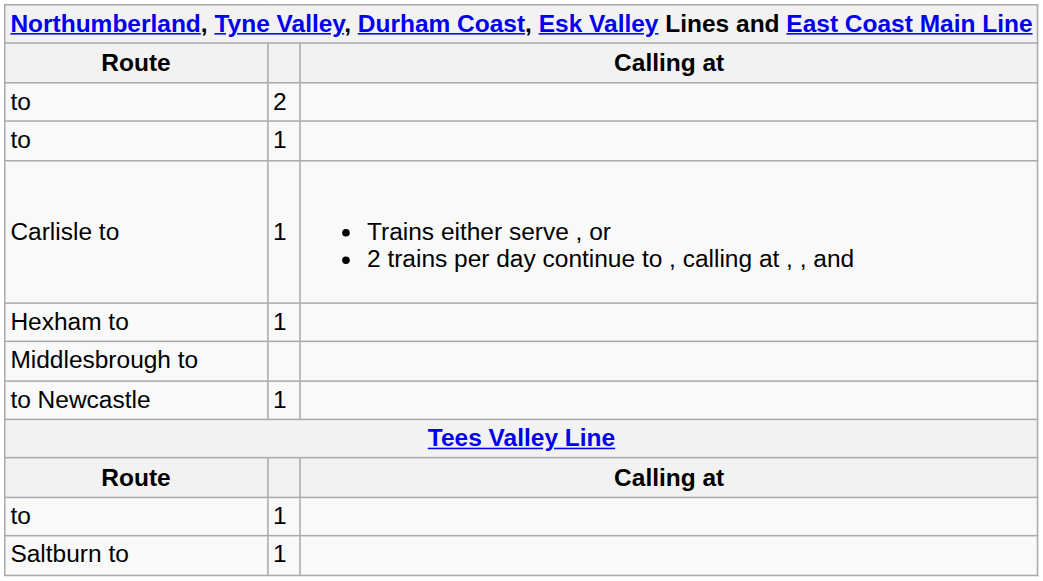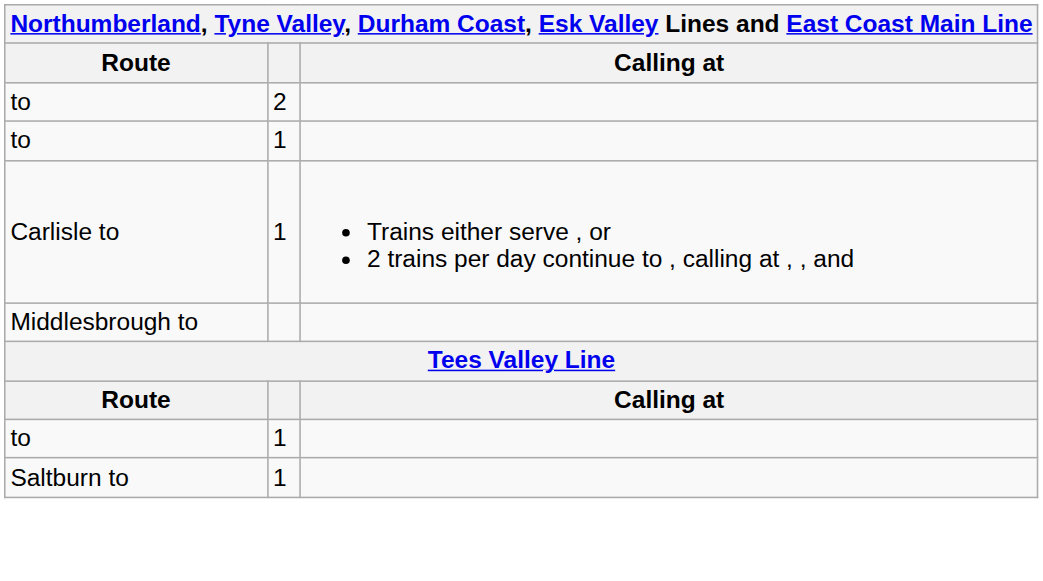- row: (70, 322)
- row: (80, 399)
